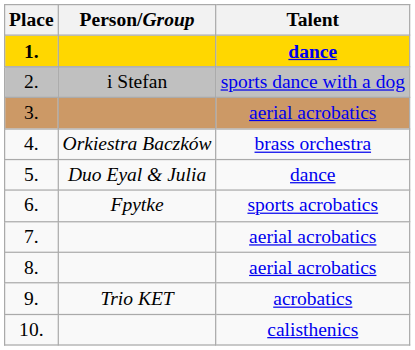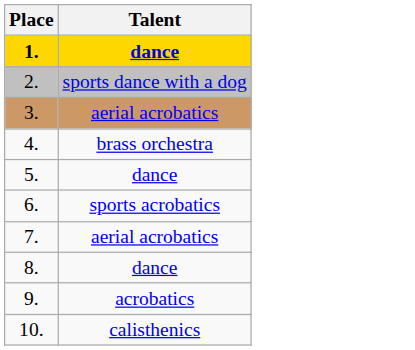- column: (137, 19)
(313, 267) aerial acrobatics -> (155, 267) dance
